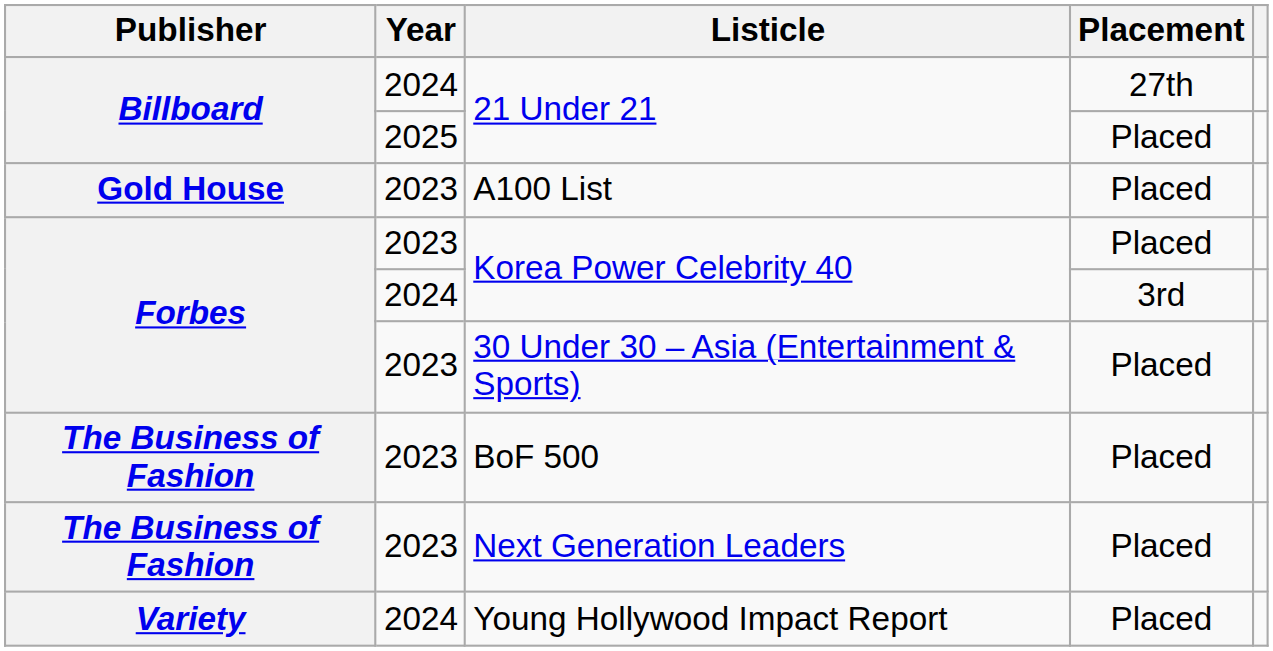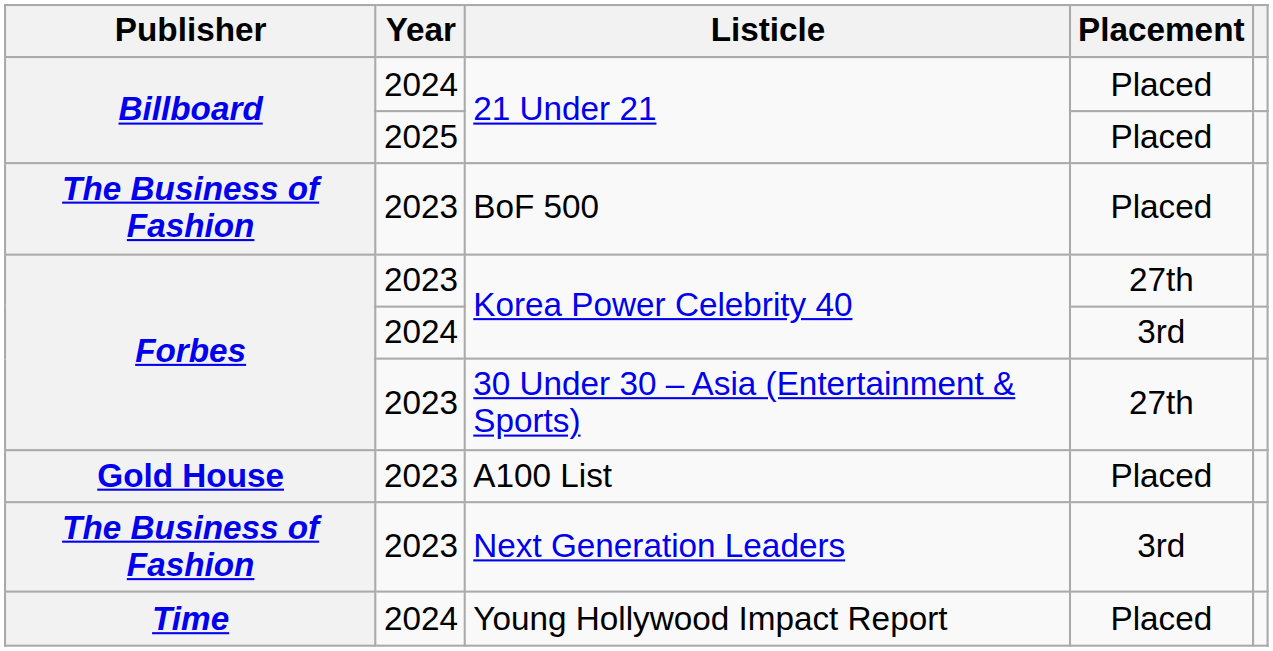(1161, 83) 27th -> (1161, 83) Placed
rows swapped: (421, 456) <-> (421, 189)
(1161, 242) Placed -> (1161, 279) 27th
(1161, 366) Placed -> (1161, 403) 27th
(1161, 546) Placed -> (1161, 546) 3rd
(191, 618) Variety -> (191, 618) Time
